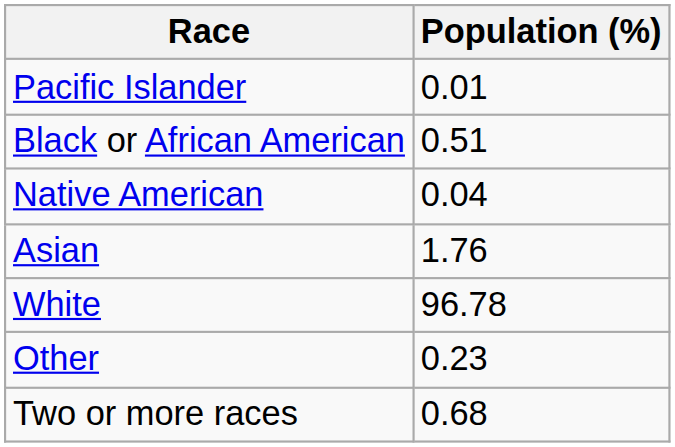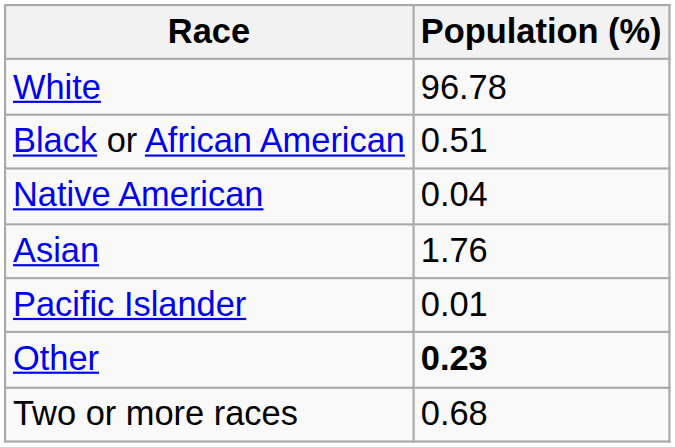rows swapped: (57, 304) <-> (130, 86)
(454, 359) normal -> (454, 359) bold
